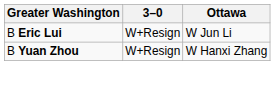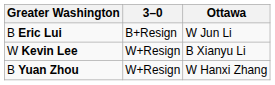(153, 32) W+Resign -> (151, 32) B+Resign
+ row: (42, 51)
